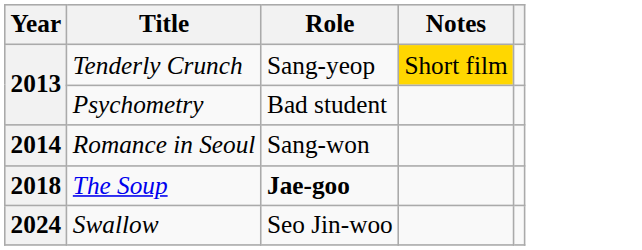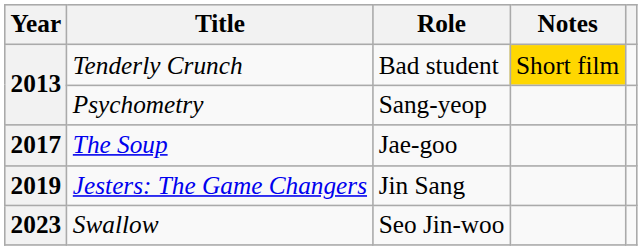(321, 64) Sang-yeop -> (439, 64) Bad student
(327, 104) Bad student -> (433, 104) Sang-yeop
- row: (164, 144)
(36, 184) 2018 -> (36, 144) 2017
(308, 184) bold -> (418, 144) normal
+ row: (220, 184)
(36, 225) 2024 -> (36, 225) 2023
